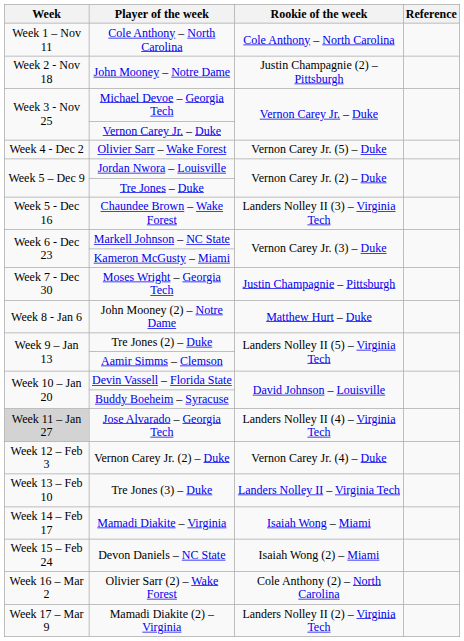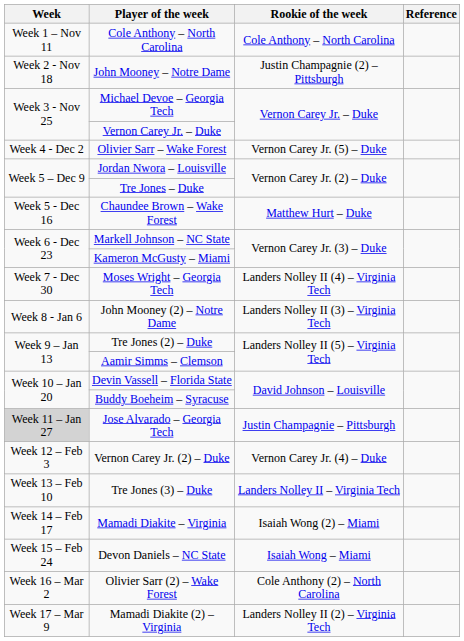(319, 213) Landers Nolley II (3) – Virginia Tech -> (319, 213) Matthew Hurt – Duke
(319, 284) Justin Champagnie – Pittsburgh -> (319, 284) Landers Nolley II (4) – Virginia Tech
(319, 316) Matthew Hurt – Duke -> (319, 316) Landers Nolley II (3) – Virginia Tech
(319, 425) Landers Nolley II (4) – Virginia Tech -> (319, 425) Justin Champagnie – Pittsburgh
(319, 522) Isaiah Wong – Miami -> (319, 522) Isaiah Wong (2) – Miami
(319, 555) Isaiah Wong (2) – Miami -> (319, 555) Isaiah Wong – Miami
